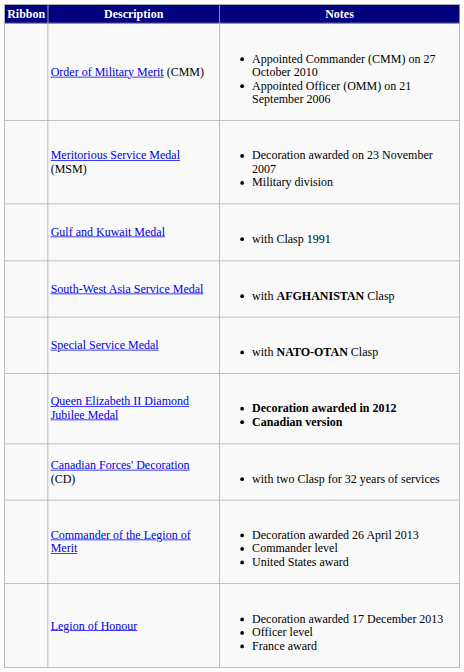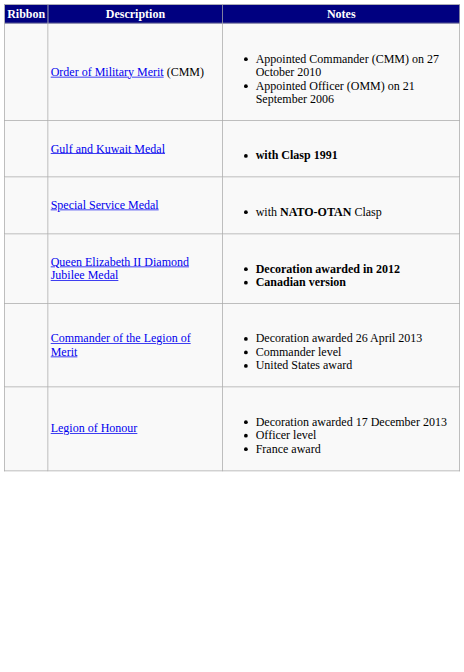- row: (115, 162)
(339, 239) normal -> (341, 155) bold
- row: (127, 288)
- row: (120, 471)
